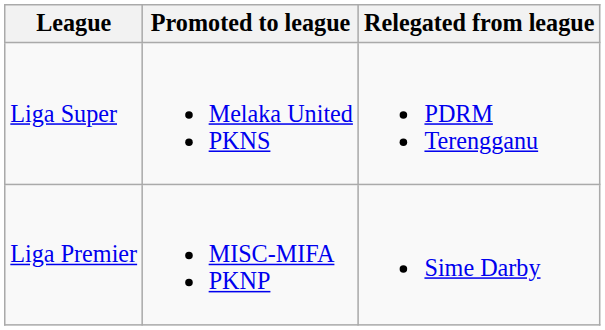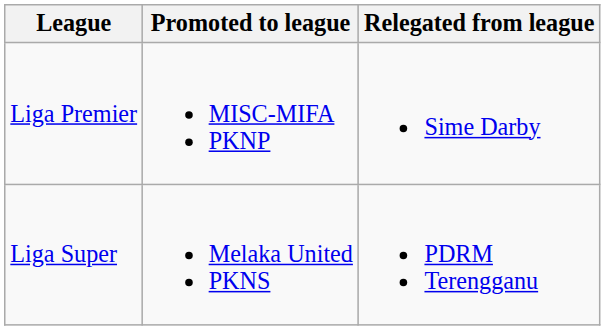rows swapped: (64, 113) <-> (74, 254)
